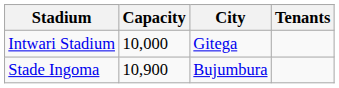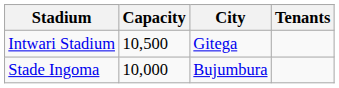(145, 43) 10,000 -> (145, 43) 10,500
(145, 69) 10,900 -> (145, 69) 10,000
